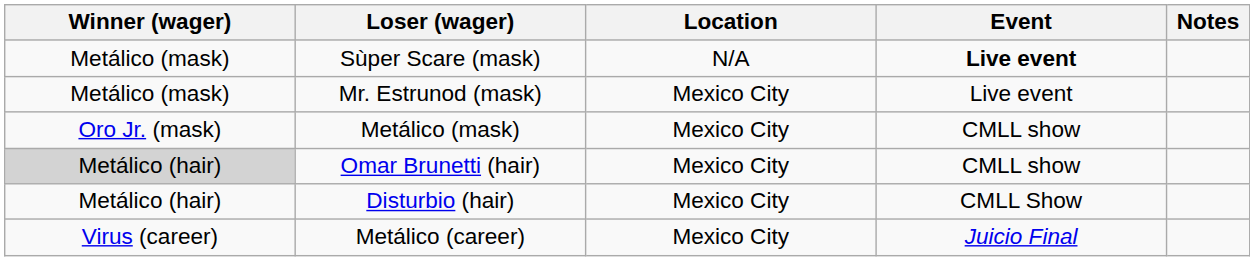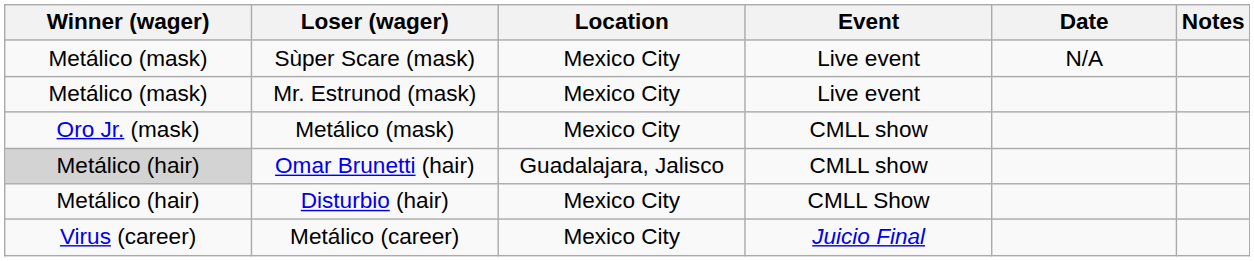+ column: (1084, 22)
(731, 58) N/A -> (622, 58) Mexico City
(1021, 58) bold -> (869, 58) normal
(731, 165) Mexico City -> (622, 165) Guadalajara, Jalisco
